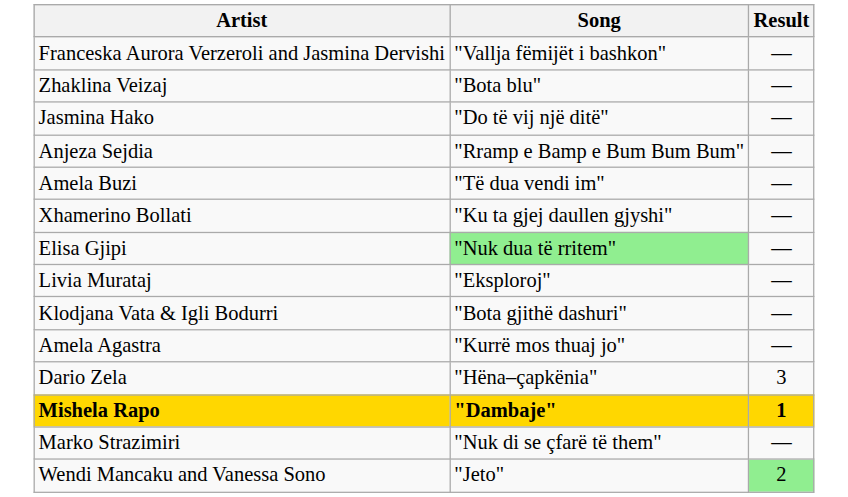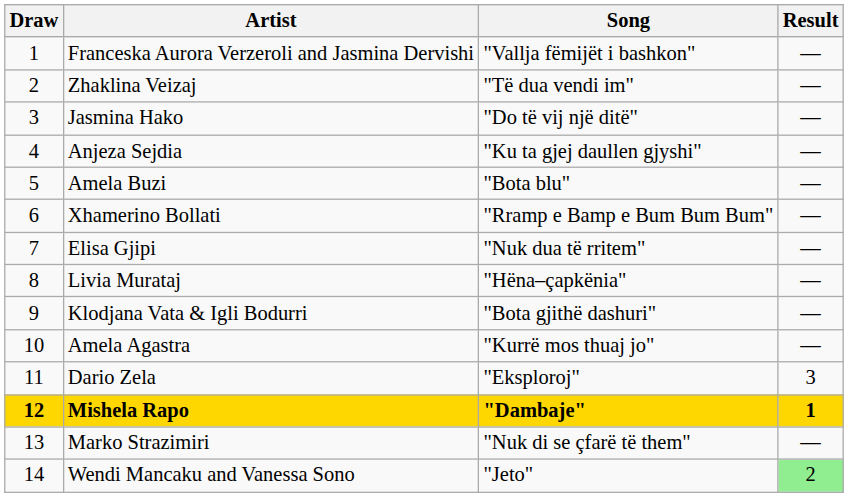+ column: (34, 20)
(498, 85) "Bota blu" -> (559, 85) "Të dua vendi im"
(599, 150) "Rramp e Bamp e Bum Bum Bum" -> (593, 150) "Ku ta gjej daullen gjyshi"
(530, 183) "Të dua vendi im" -> (527, 183) "Bota blu"
(563, 215) "Ku ta gjej daullen gjyshi" -> (628, 215) "Rramp e Bamp e Bum Bum Bum"
(535, 248) lightgreen background -> (564, 248) no background
(502, 280) "Eksploroj" -> (555, 280) "Hëna–çapkënia"
(526, 378) "Hëna–çapkënia" -> (532, 378) "Eksploroj"
